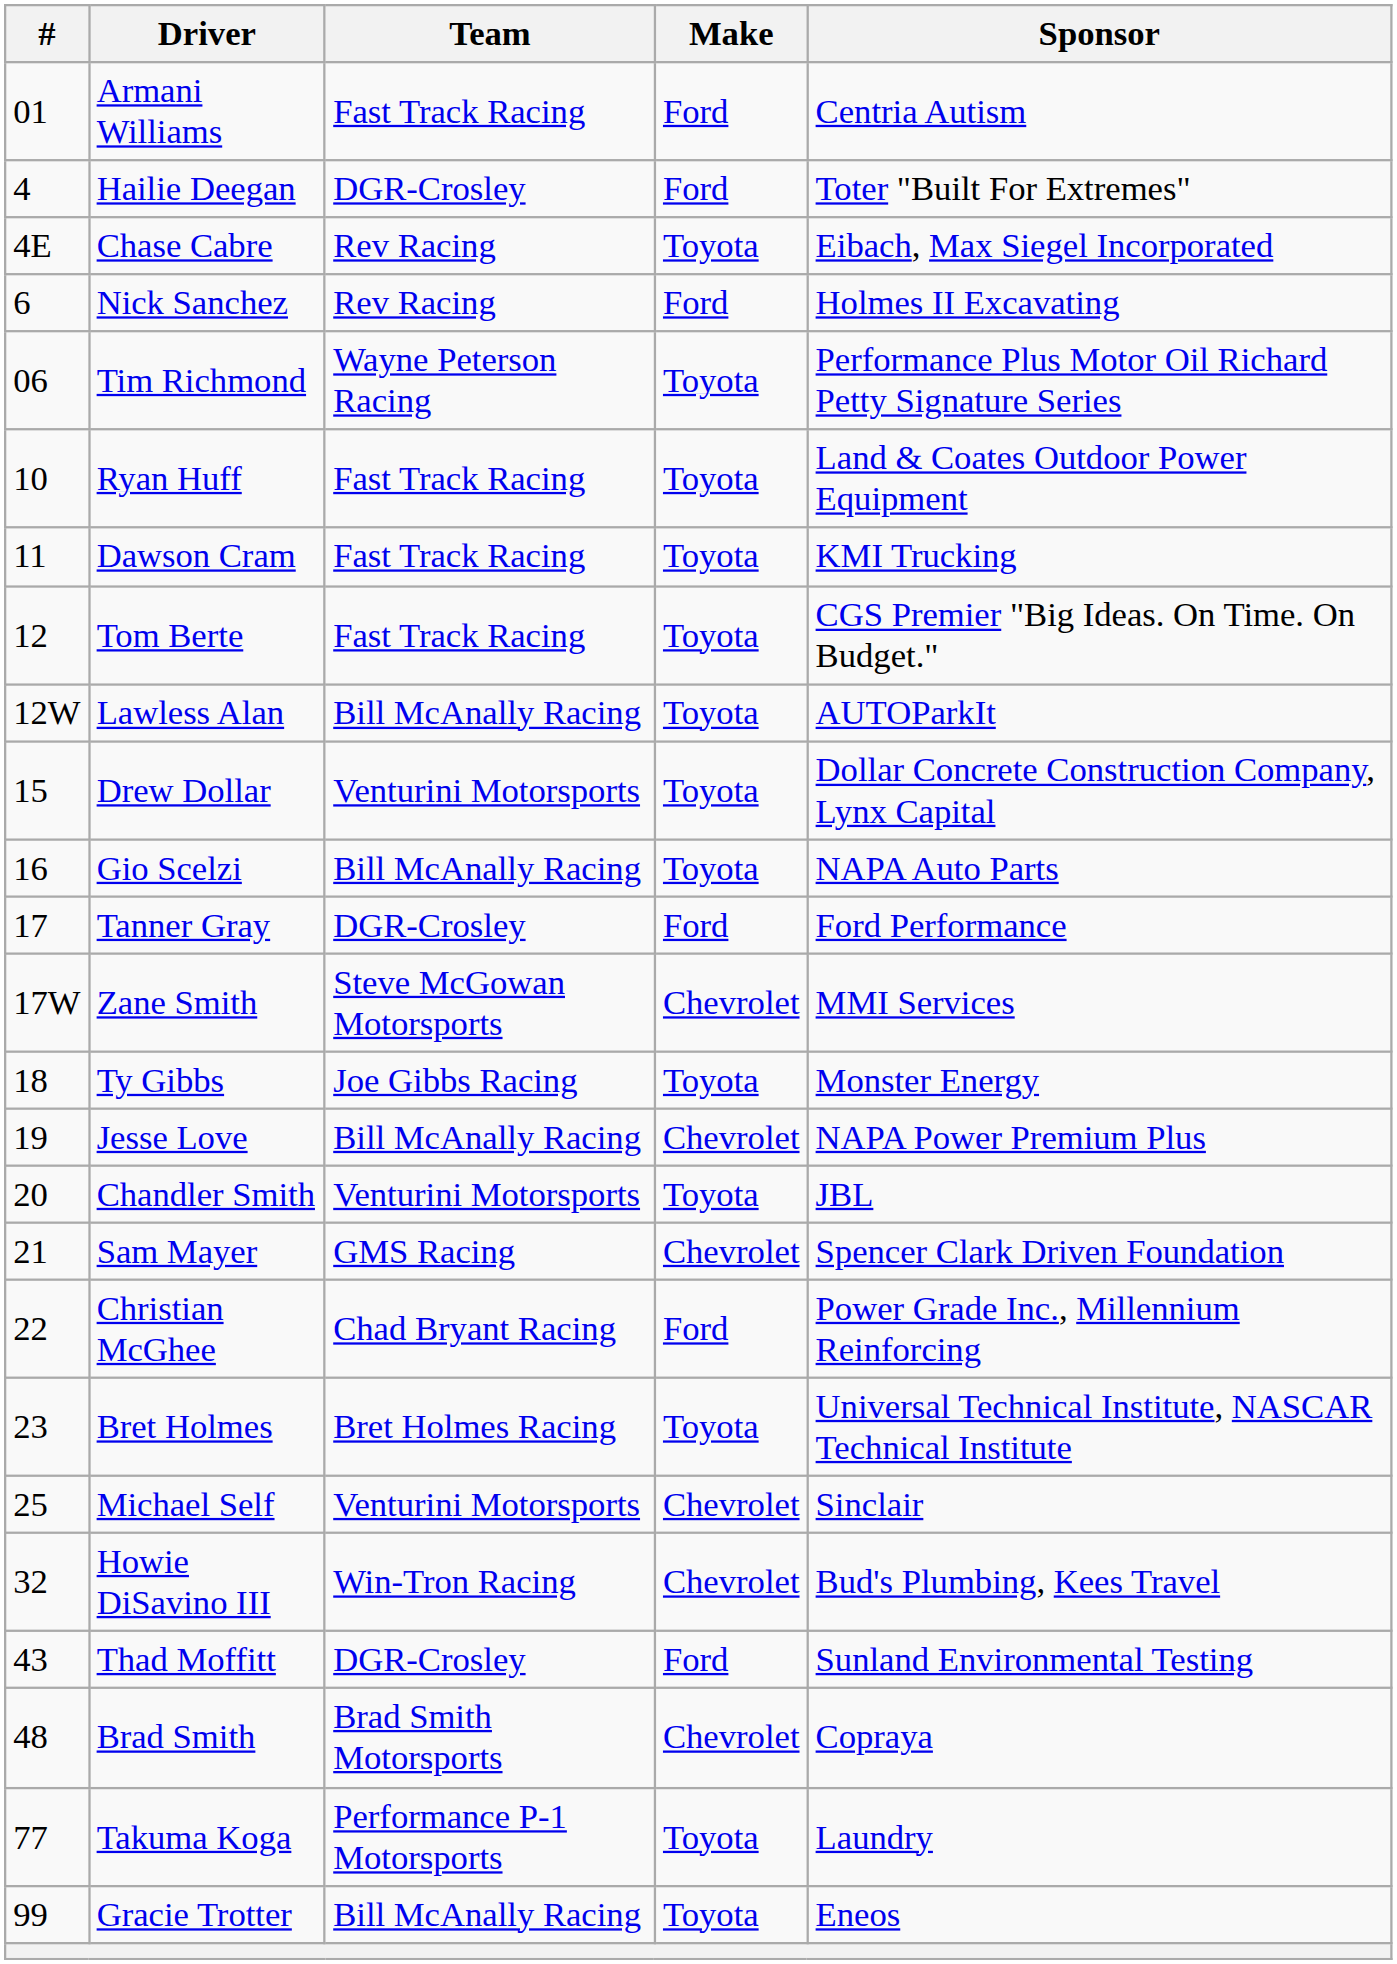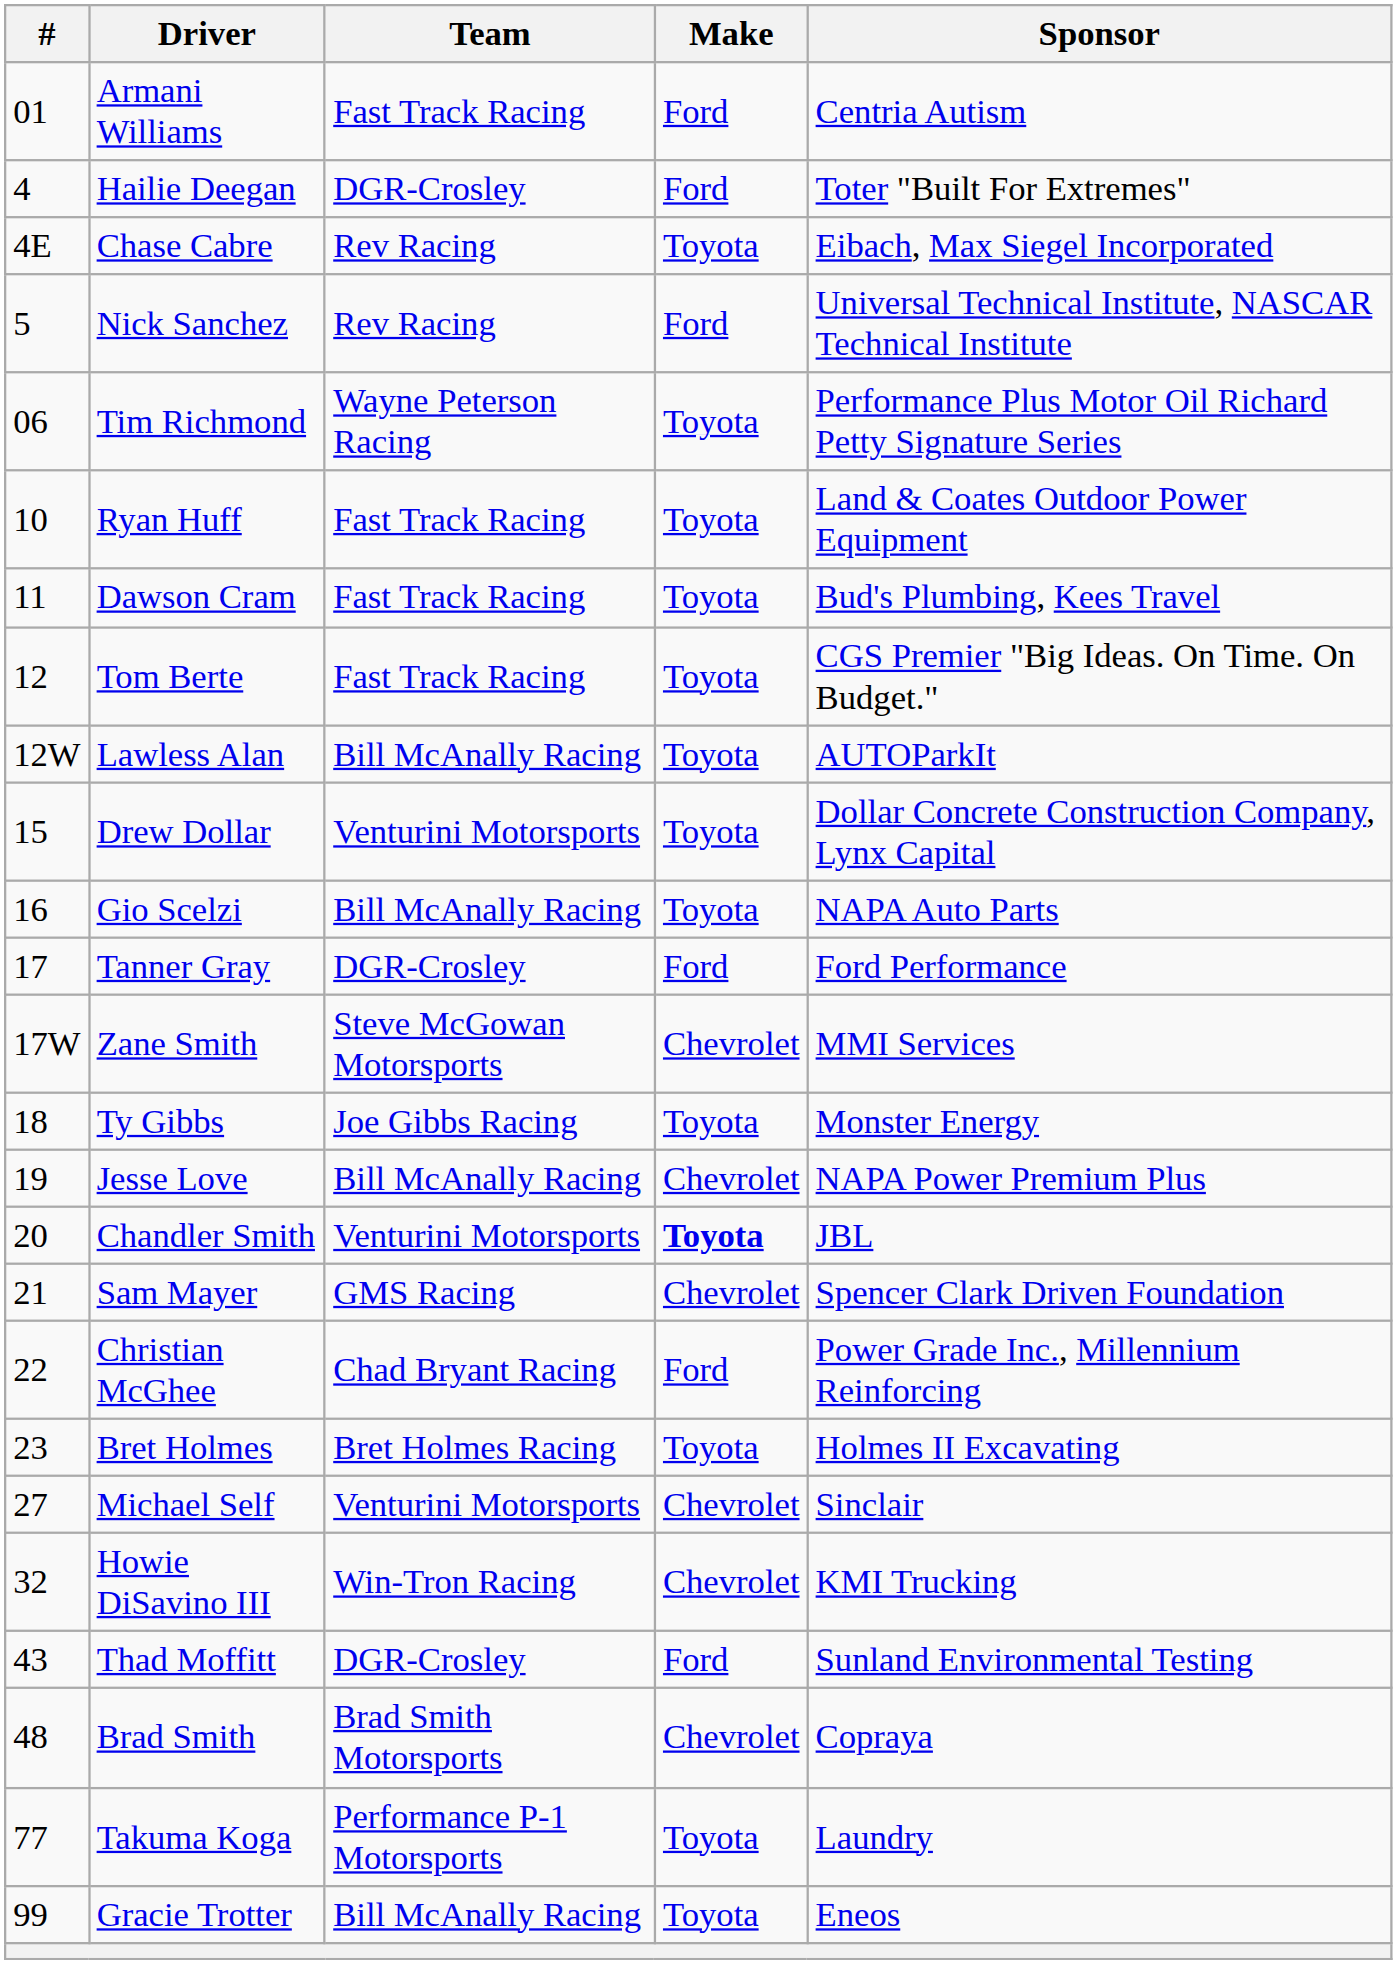(22, 302) 6 -> (22, 323) 5
(968, 302) Holmes II Excavating -> (1094, 323) Universal Technical Institute, NASCAR Technical Institute
(916, 556) KMI Trucking -> (1018, 597) Bud's Plumbing, Kees Travel
(711, 1193) normal -> (713, 1234) bold
(1094, 1426) Universal Technical Institute, NASCAR Technical Institute -> (968, 1447) Holmes II Excavating
(31, 1504) 25 -> (31, 1504) 27
(1018, 1582) Bud's Plumbing, Kees Travel -> (916, 1582) KMI Trucking
